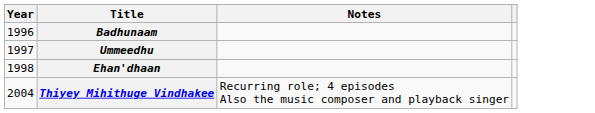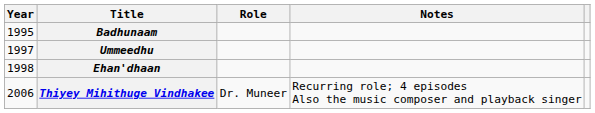+ column: (253, 14)
(21, 32) 1996 -> (21, 32) 1995
(21, 93) 2004 -> (21, 93) 2006
